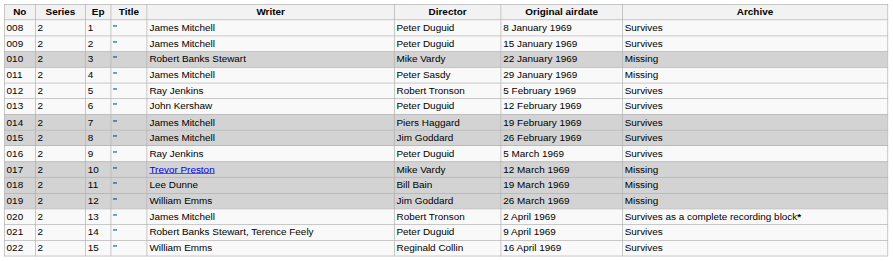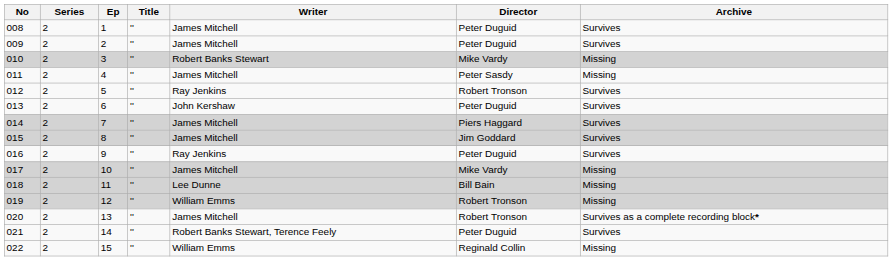- column: (562, 12)
(182, 169) Trevor Preston -> (205, 169) James Mitchell
(425, 201) Jim Goddard -> (493, 201) Robert Tronson
(644, 248) Survives -> (599, 248) Missing
